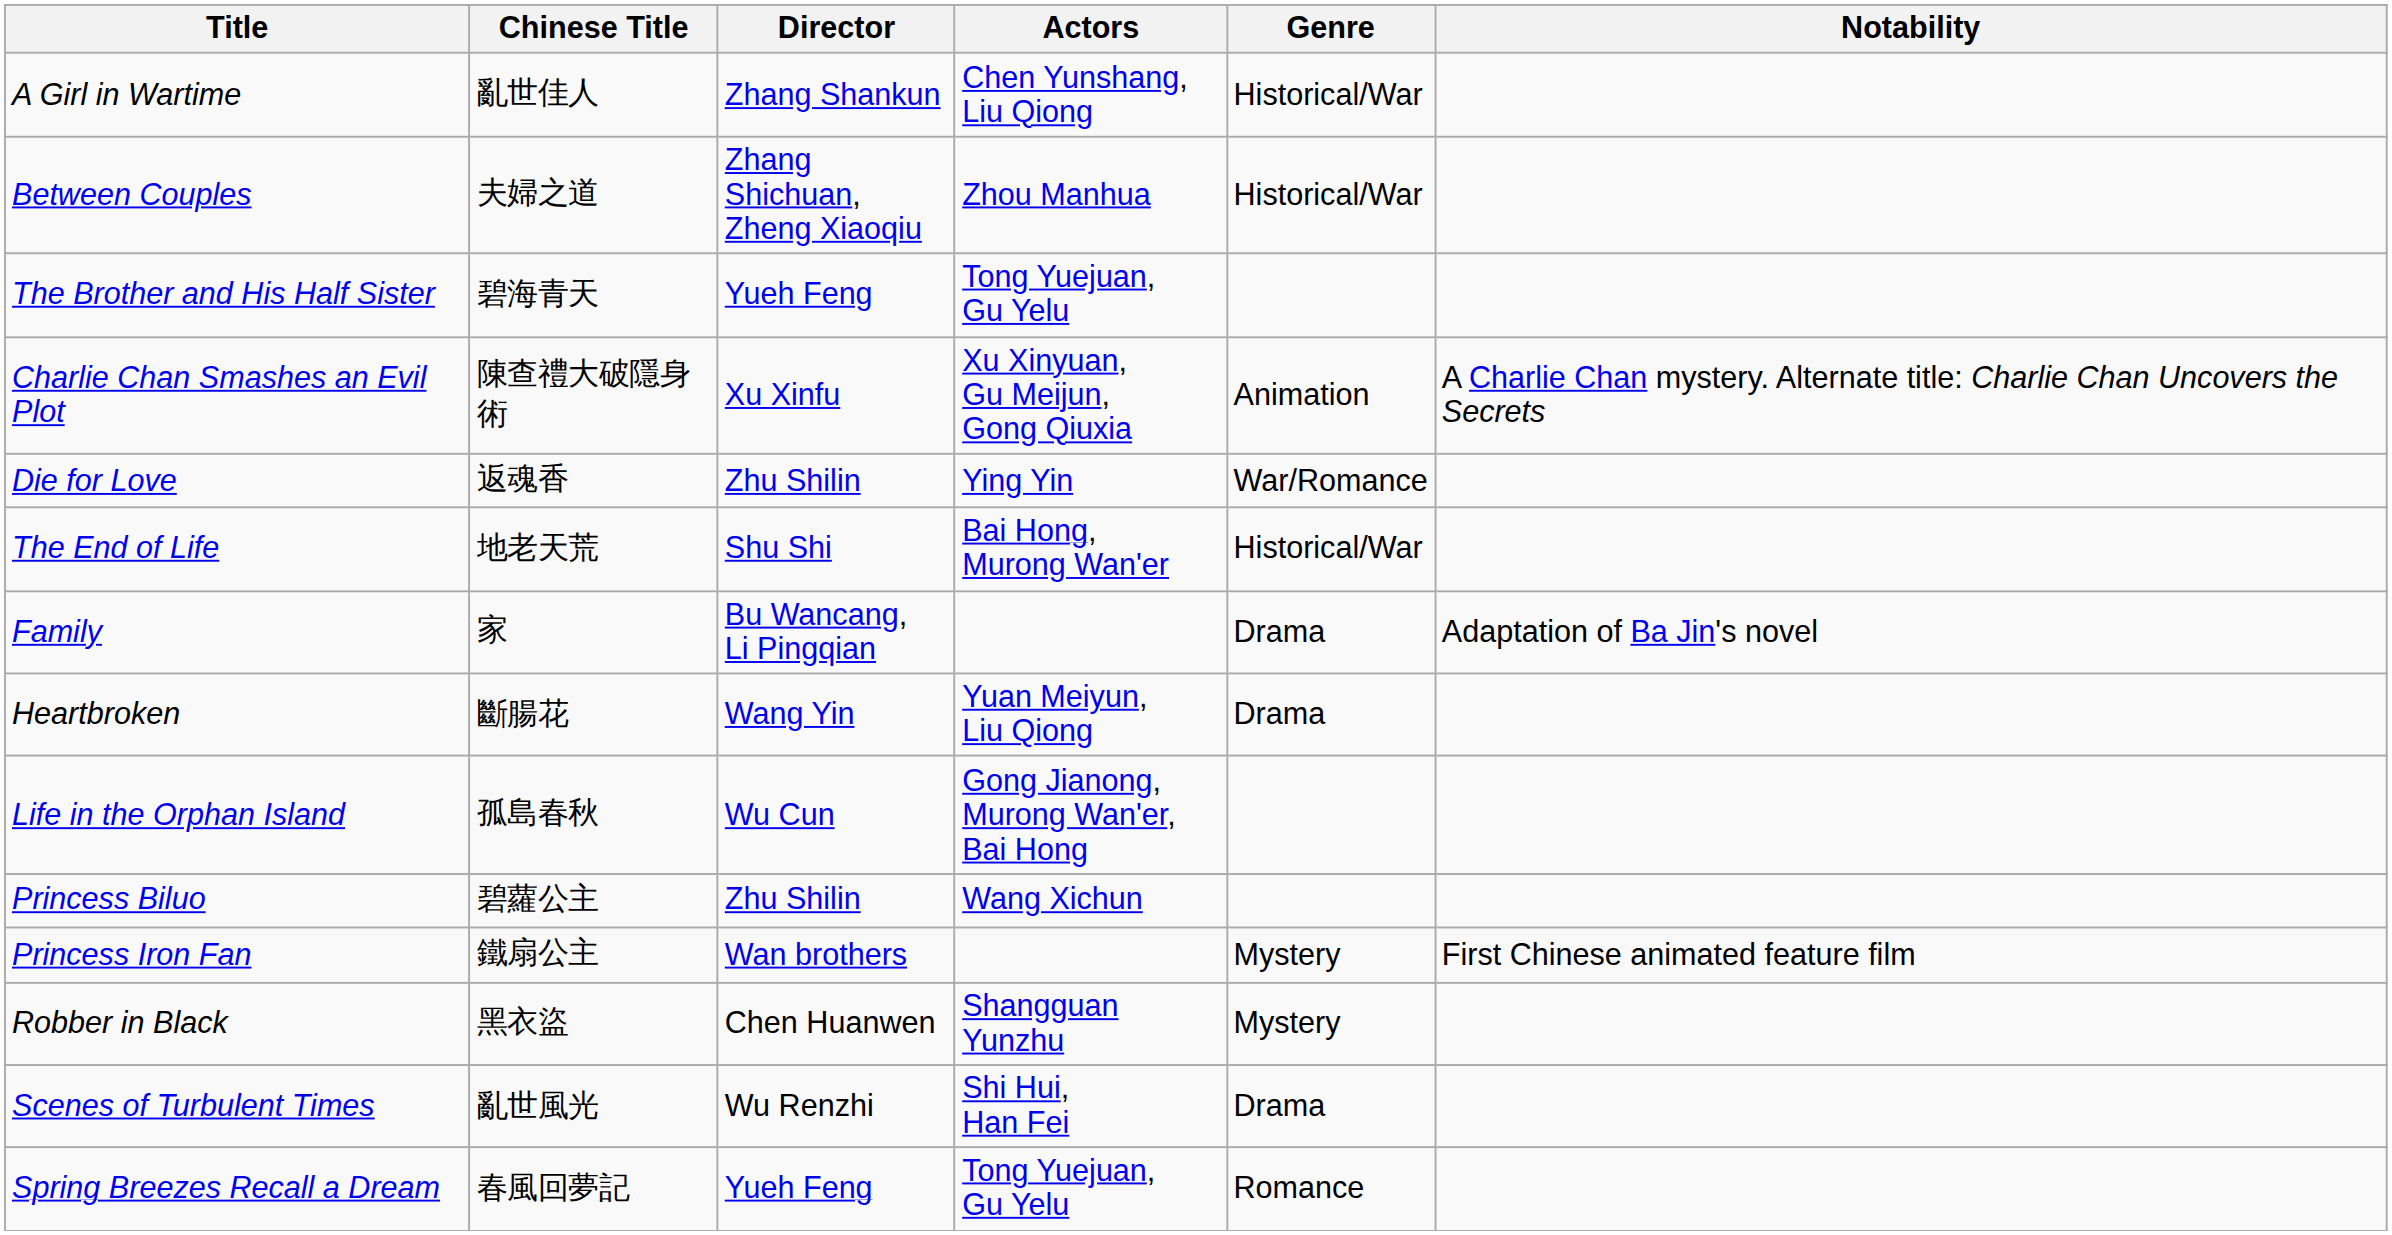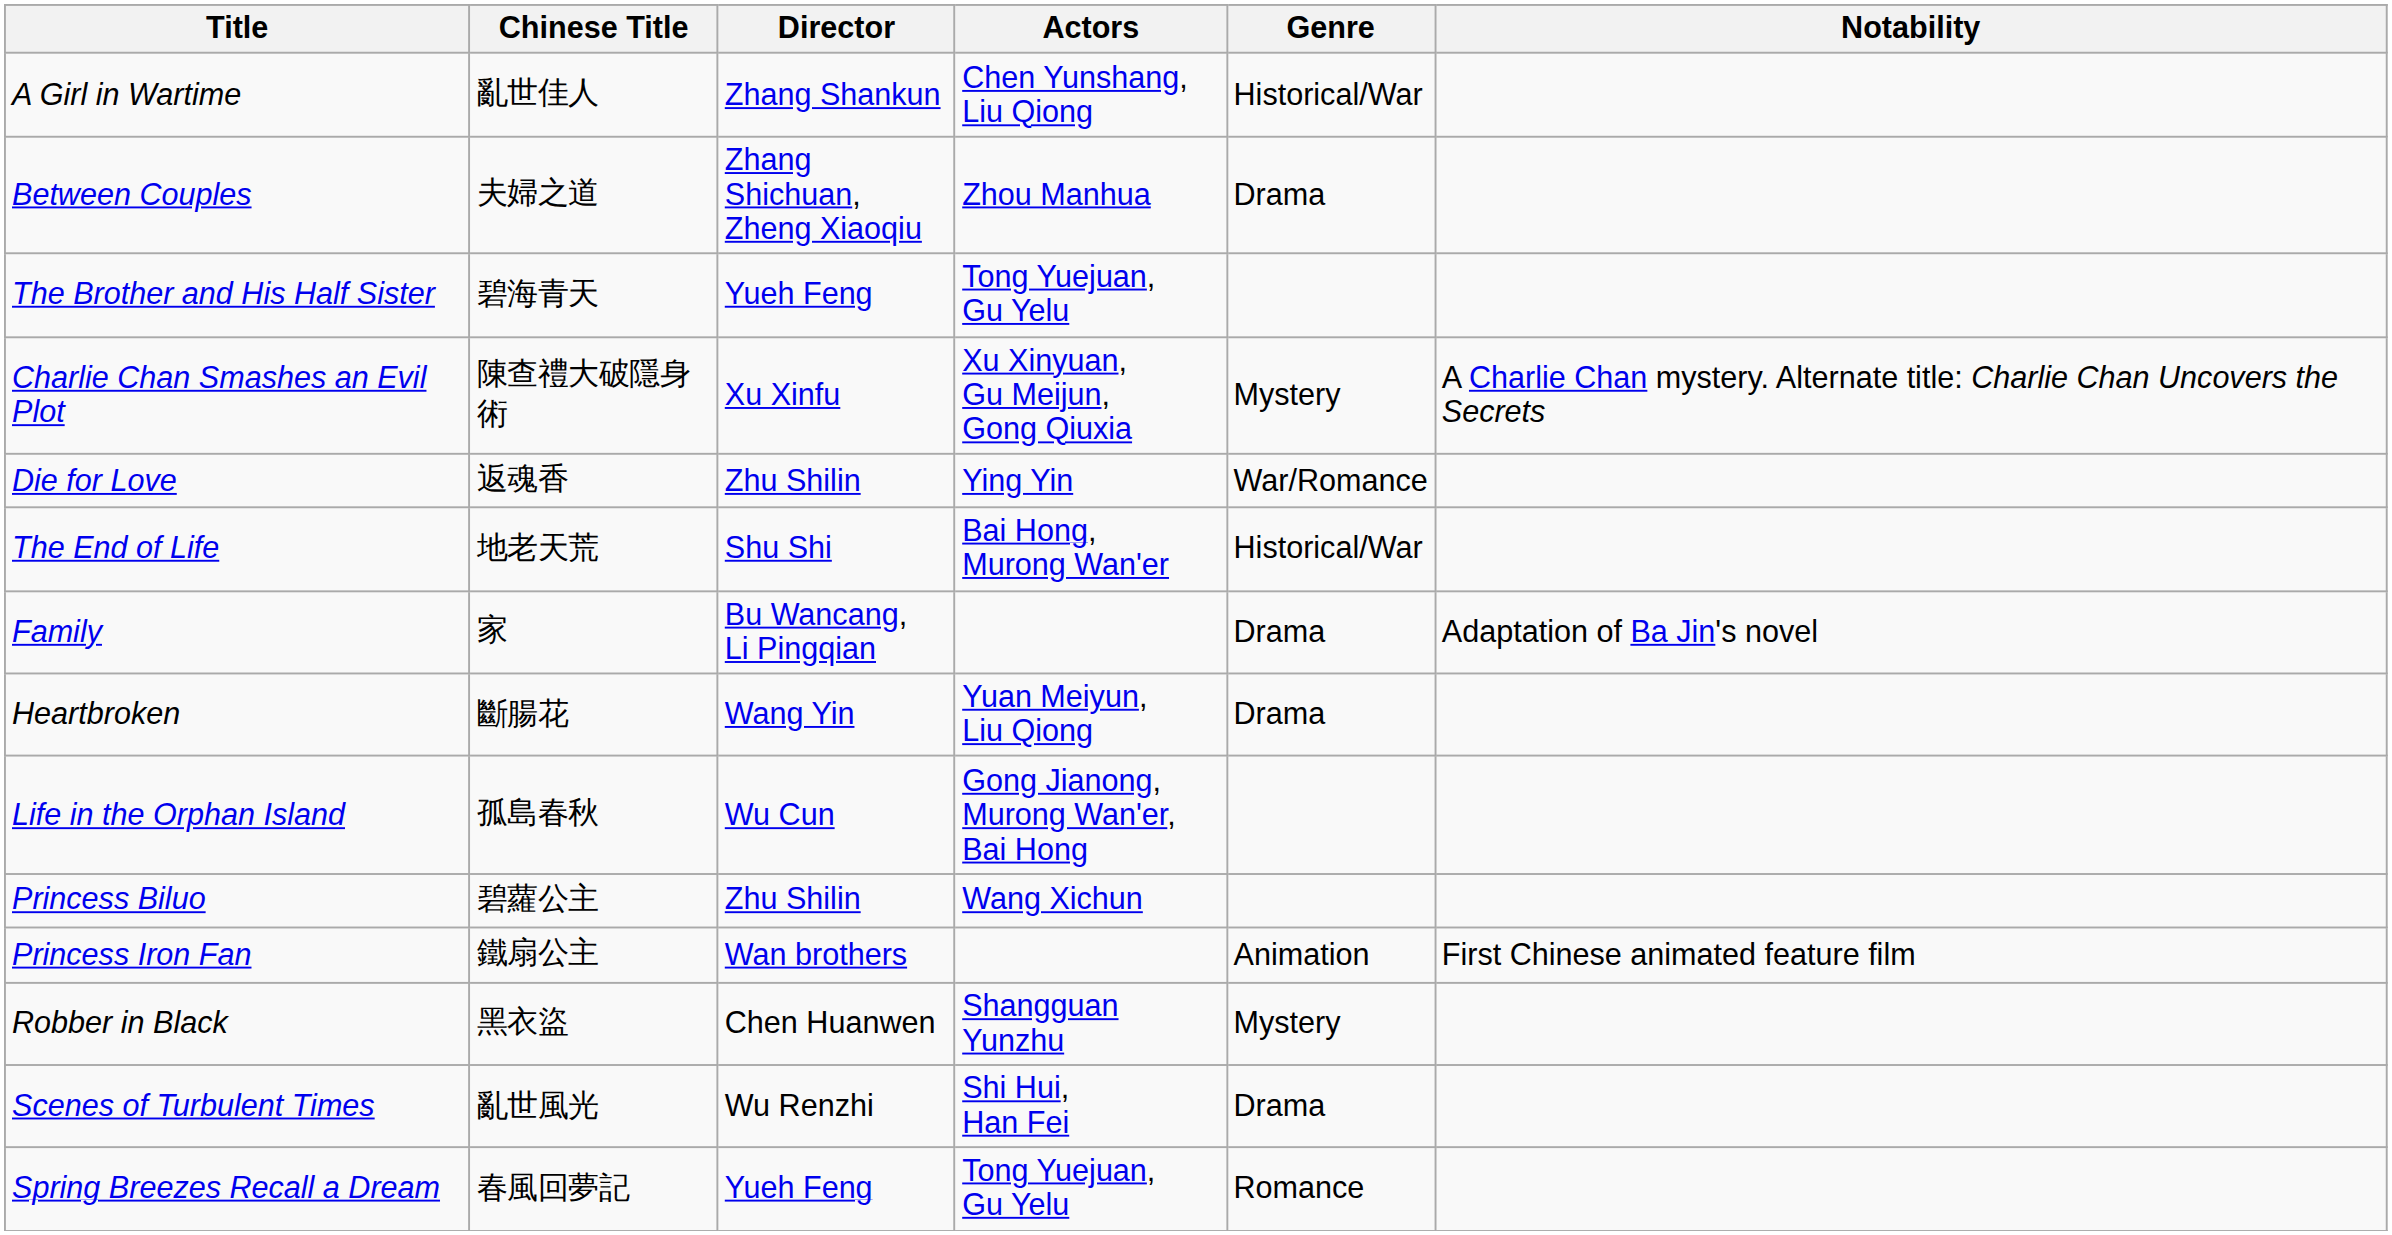(1328, 194) Historical/War -> (1279, 194) Drama
(1301, 394) Animation -> (1287, 394) Mystery
(1287, 954) Mystery -> (1301, 954) Animation
